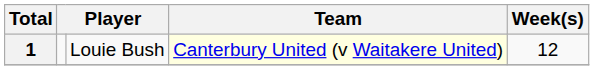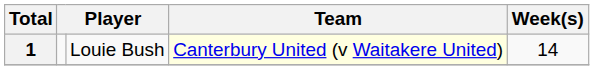(548, 49) 12 -> (548, 49) 14
